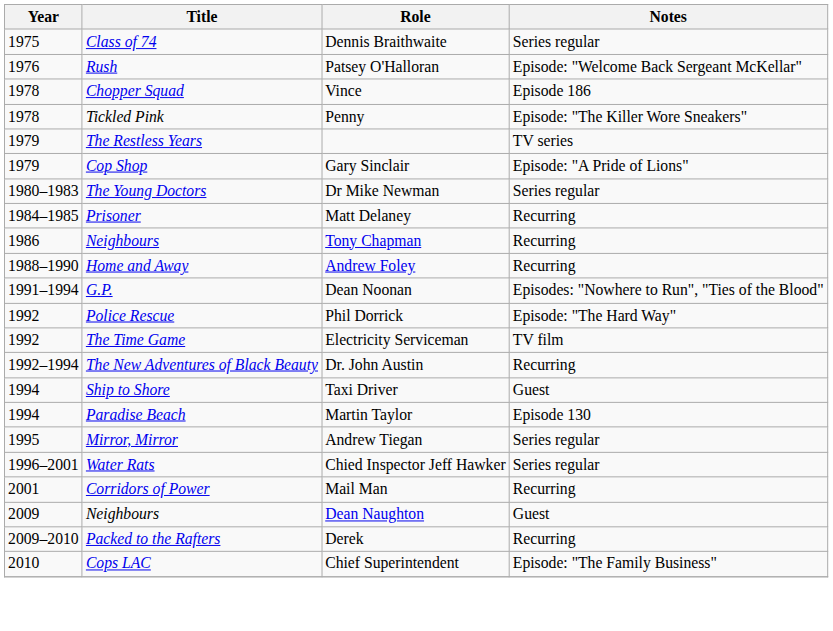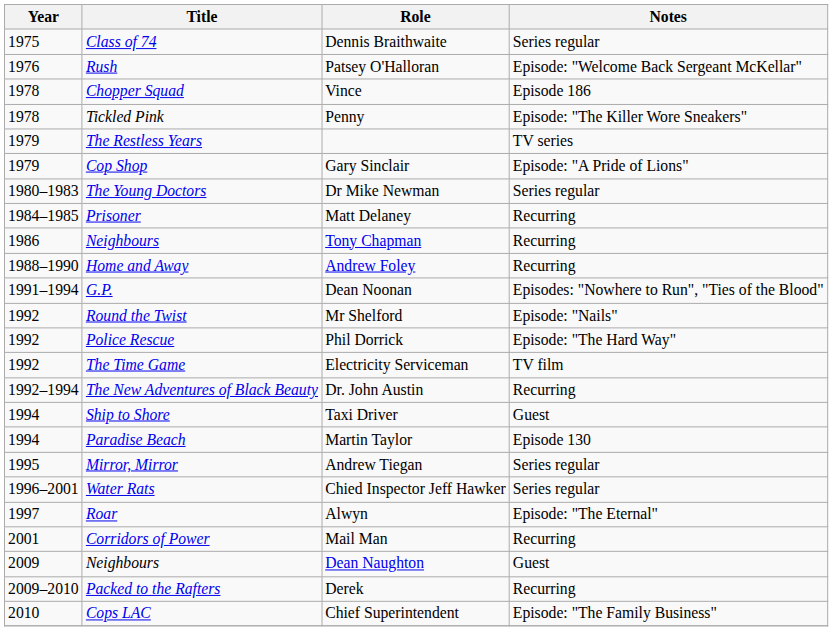+ row: (136, 315)
+ row: (102, 514)
